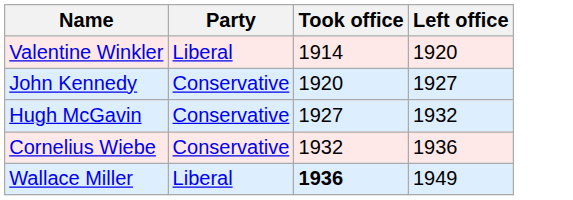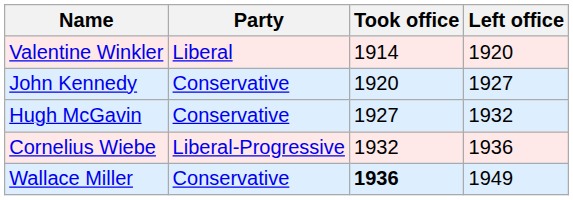(231, 147) Conservative -> (259, 147) Liberal-Progressive
(203, 178) Liberal -> (231, 178) Conservative
